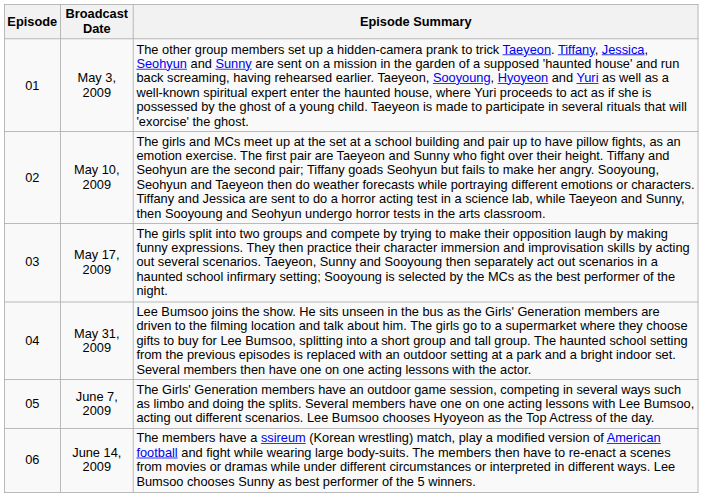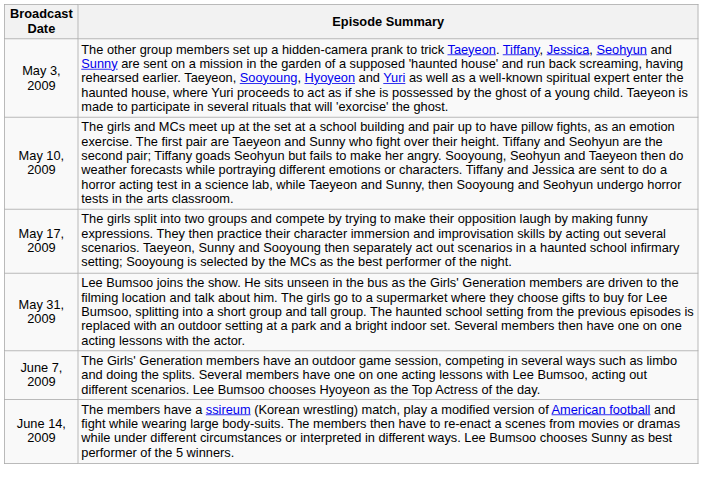- column: (32, 21)
